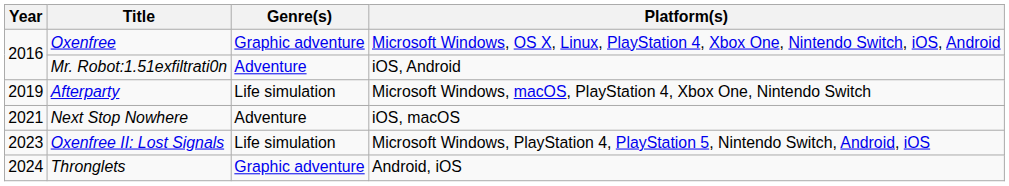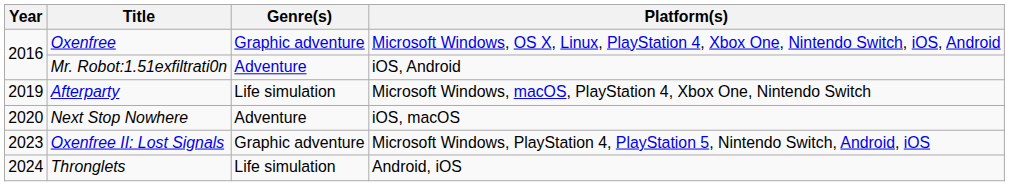(26, 117) 2021 -> (26, 117) 2020
(285, 142) Life simulation -> (300, 142) Graphic adventure
(300, 167) Graphic adventure -> (285, 167) Life simulation
